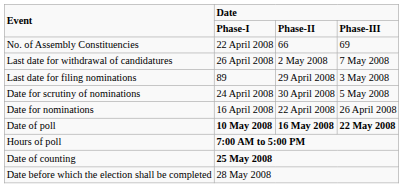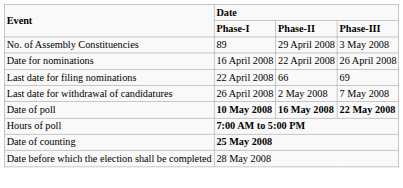(245, 45) 22 April 2008 -> (222, 45) 89
(283, 45) 66 -> (306, 45) 29 April 2008
(345, 45) 69 -> (364, 45) 3 May 2008
rows swapped: (50, 110) <-> (90, 61)
(222, 77) 89 -> (245, 77) 22 April 2008
(306, 77) 29 April 2008 -> (283, 77) 66
(364, 77) 3 May 2008 -> (345, 77) 69
- row: (74, 93)
